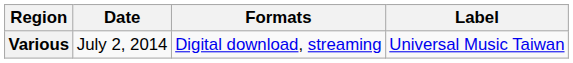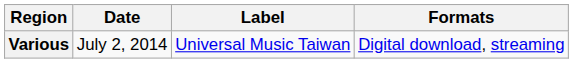columns swapped: (278, 17) <-> (477, 17)
